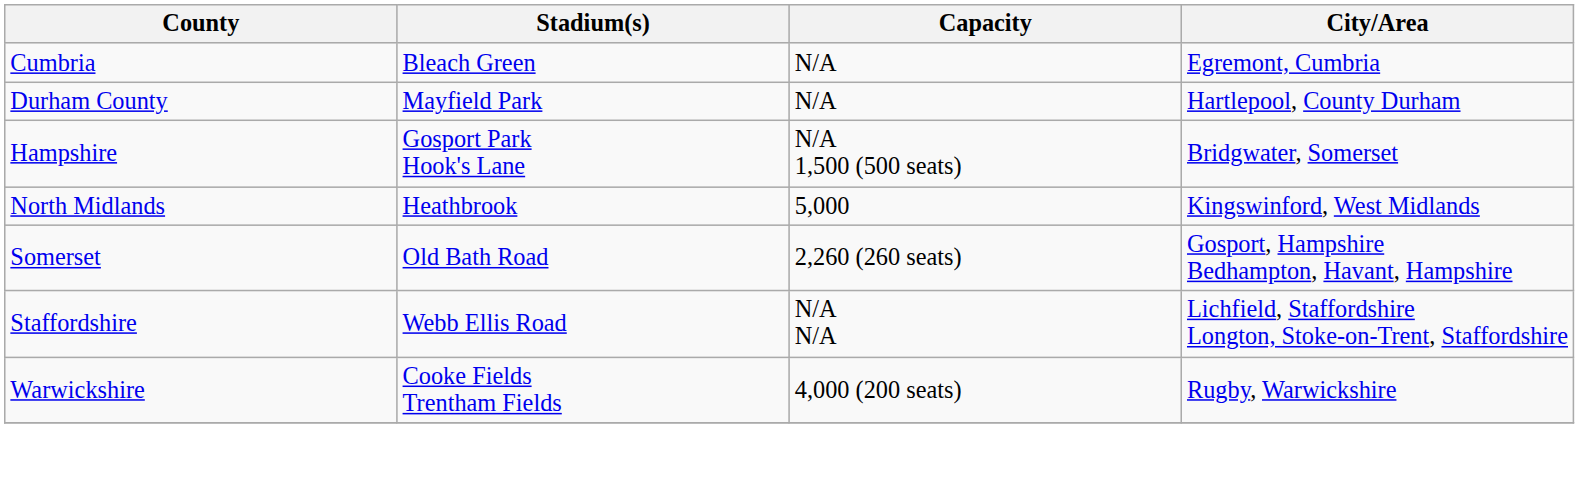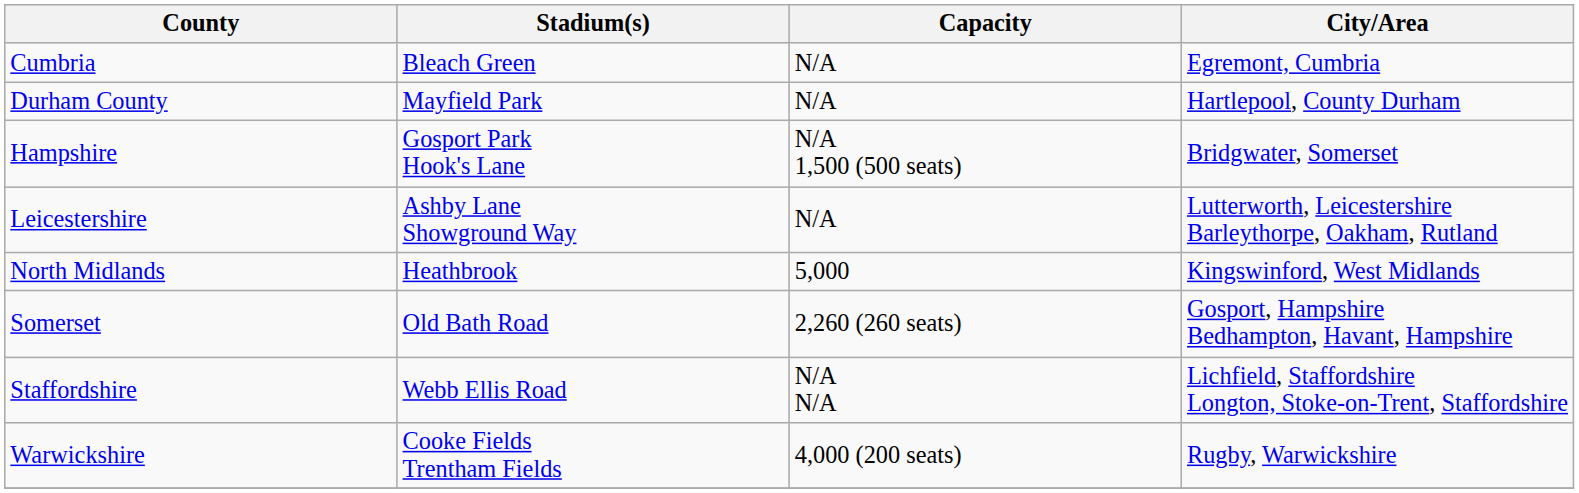+ row: (79, 219)
